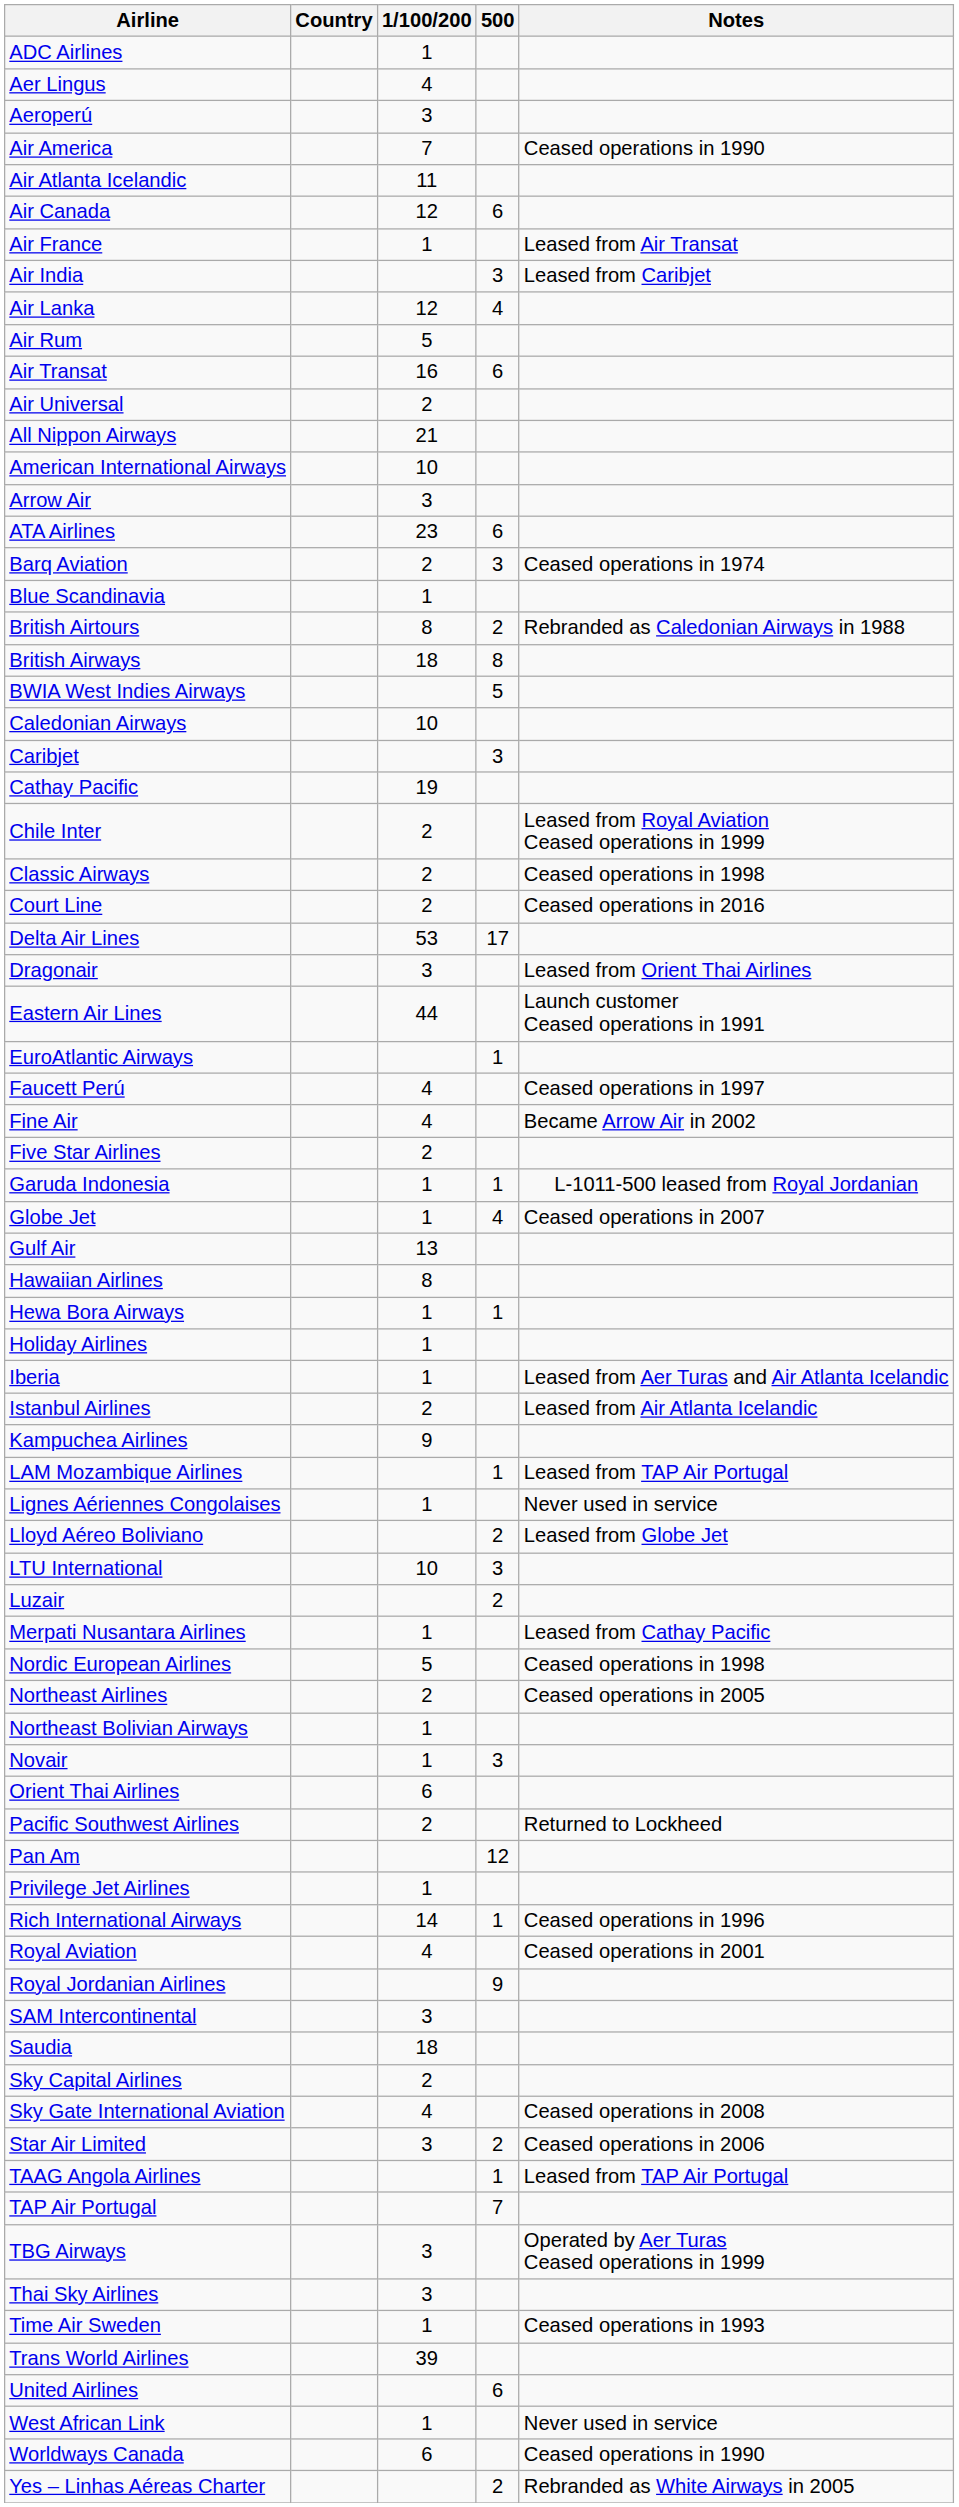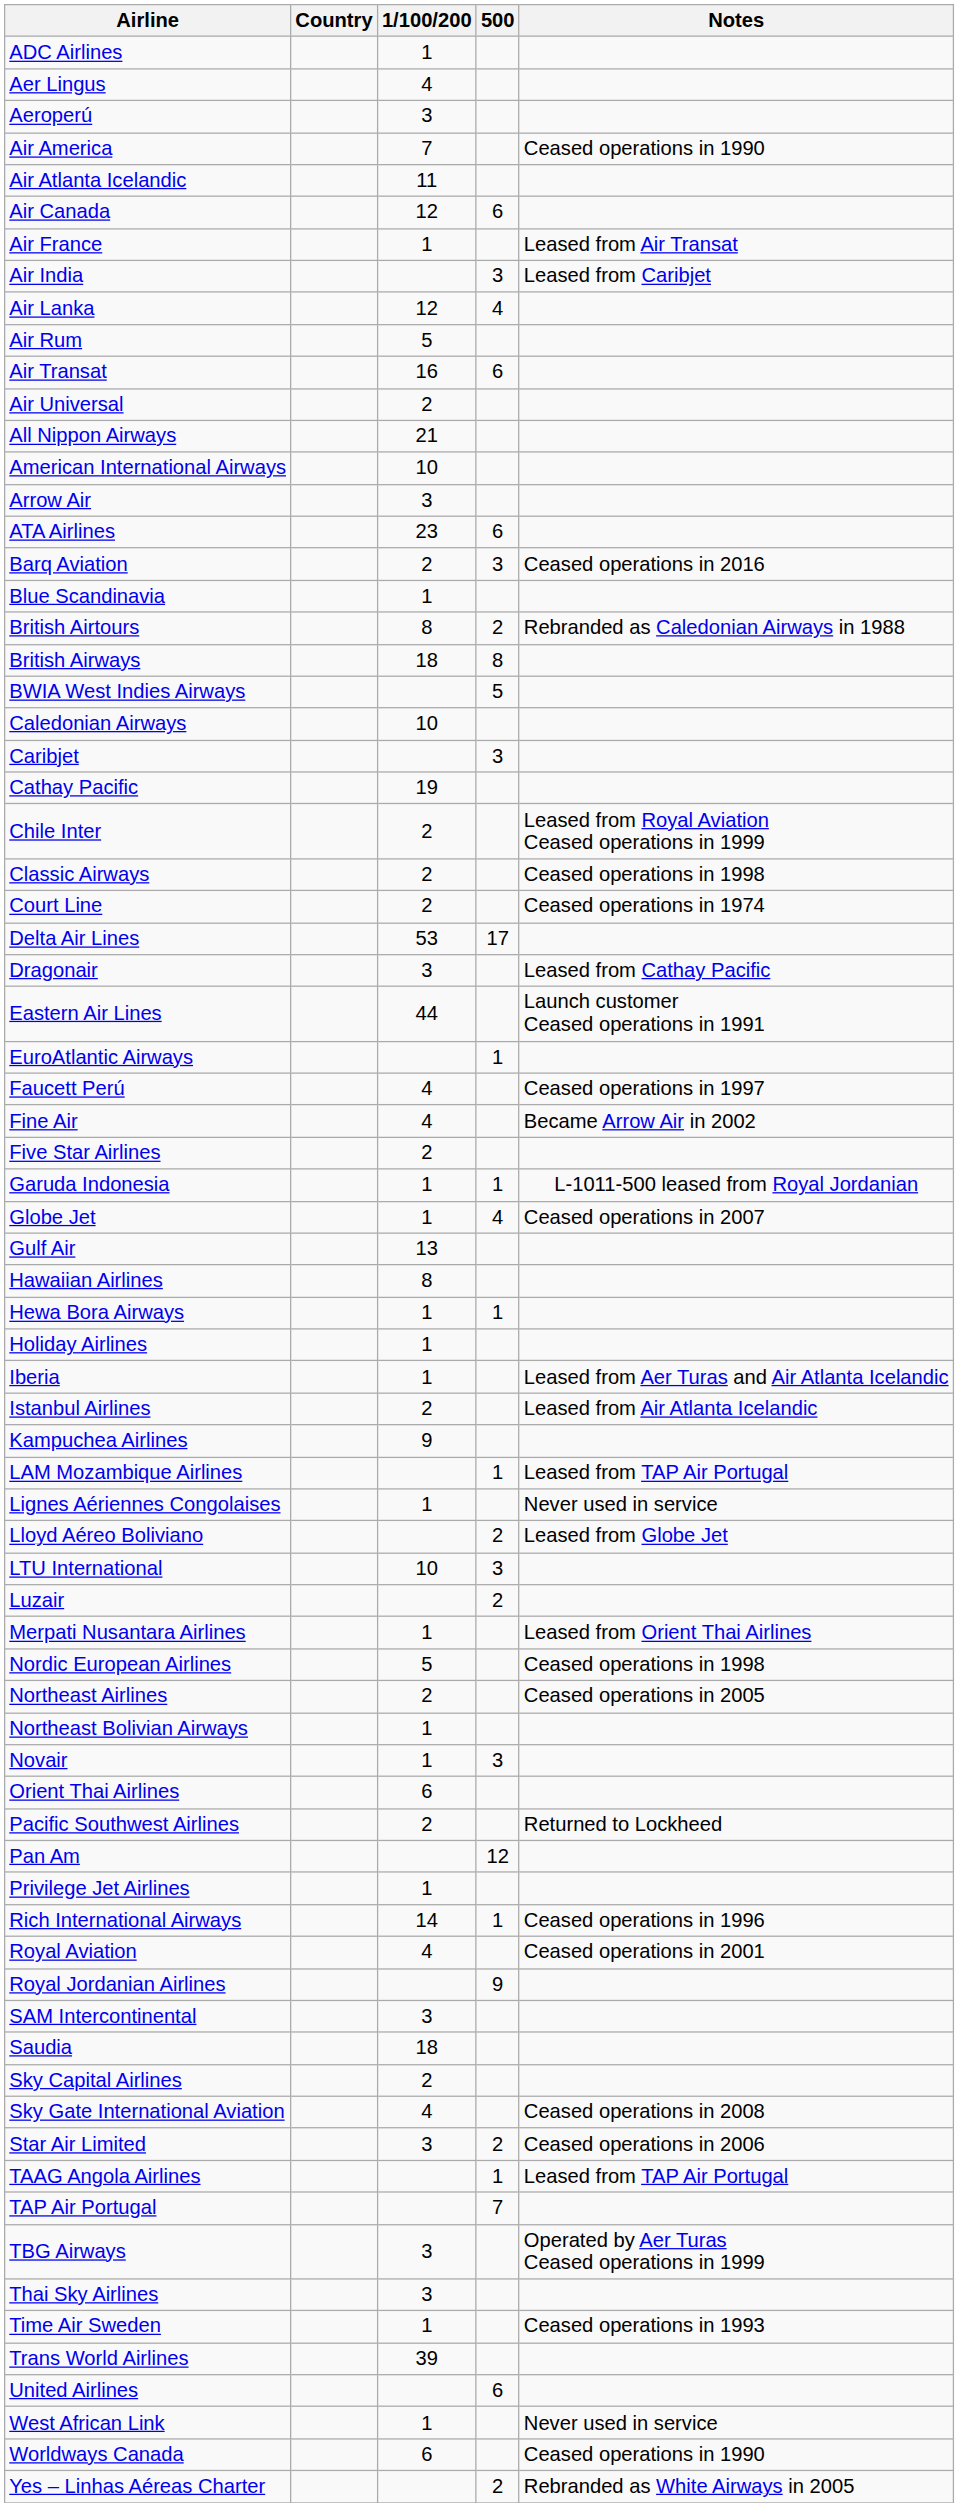(644, 564) Ceased operations in 1974 -> (644, 564) Ceased operations in 2016
(644, 906) Ceased operations in 2016 -> (644, 906) Ceased operations in 1974
(668, 970) Leased from Orient Thai Airlines -> (647, 970) Leased from Cathay Pacific
(647, 1632) Leased from Cathay Pacific -> (668, 1632) Leased from Orient Thai Airlines
